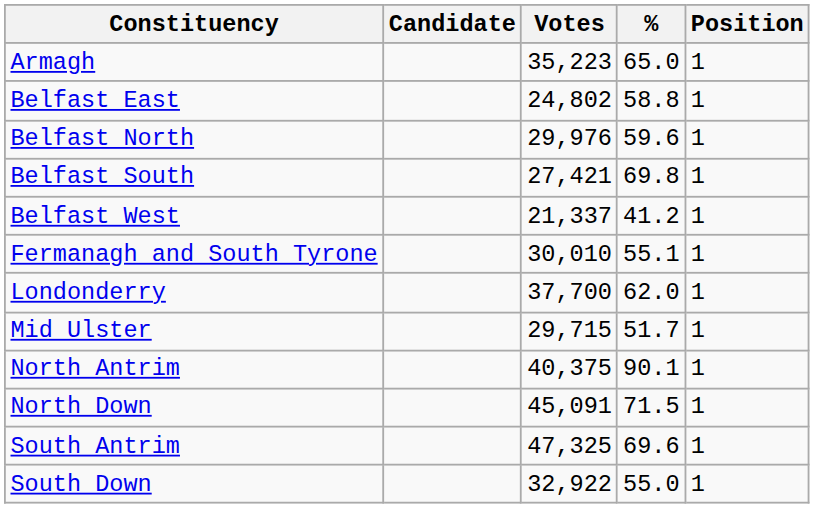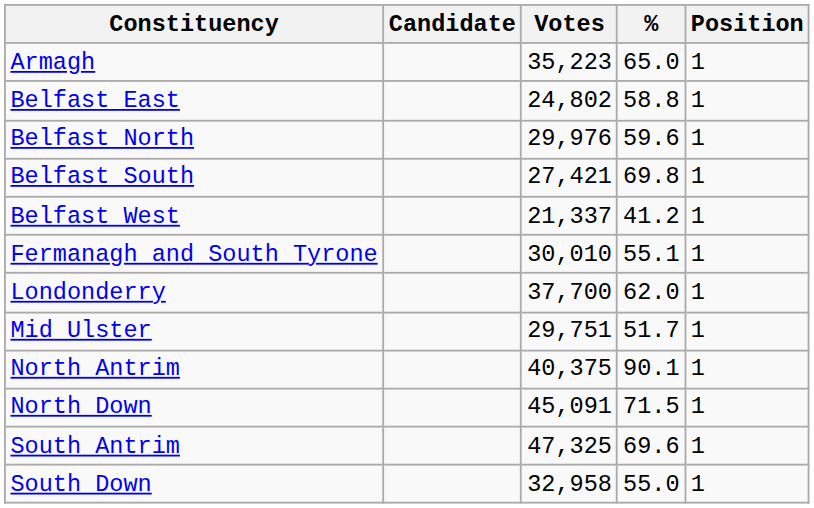(570, 331) 29,715 -> (570, 331) 29,751
(570, 484) 32,922 -> (570, 484) 32,958
